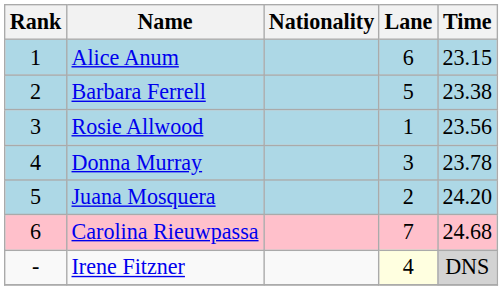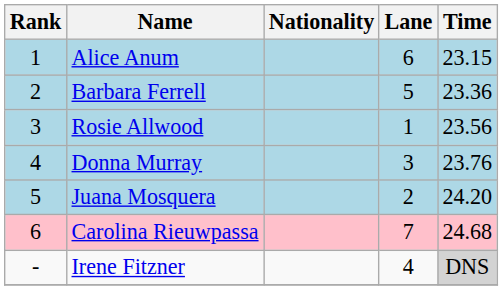(467, 92) 23.38 -> (467, 92) 23.36
(467, 162) 23.78 -> (467, 162) 23.76
(408, 267) lightyellow background -> (408, 267) no background
